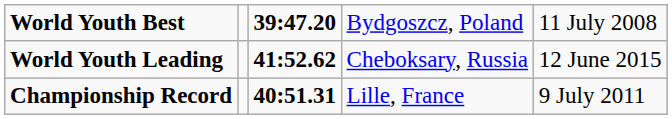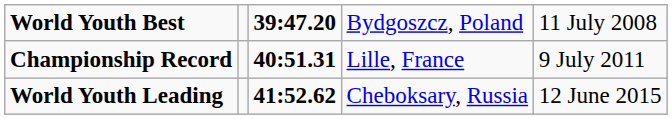rows swapped: (121, 95) <-> (117, 59)
